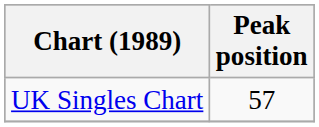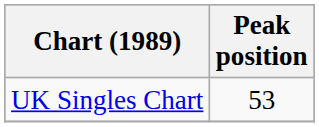(262, 99) 57 -> (262, 99) 53
